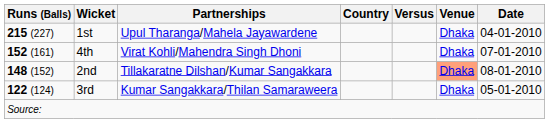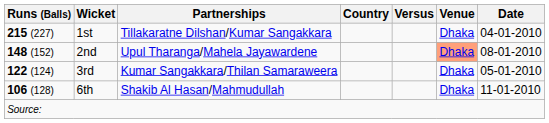(219, 33) Upul Tharanga/Mahela Jayawardene -> (226, 33) Tillakaratne Dilshan/Kumar Sangakkara
- row: (85, 52)
(226, 71) Tillakaratne Dilshan/Kumar Sangakkara -> (219, 52) Upul Tharanga/Mahela Jayawardene
+ row: (85, 90)
